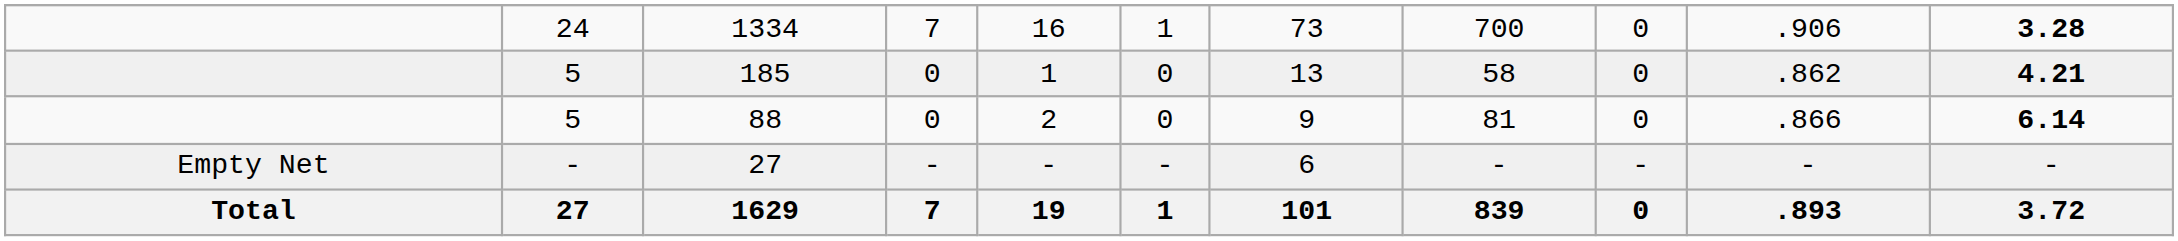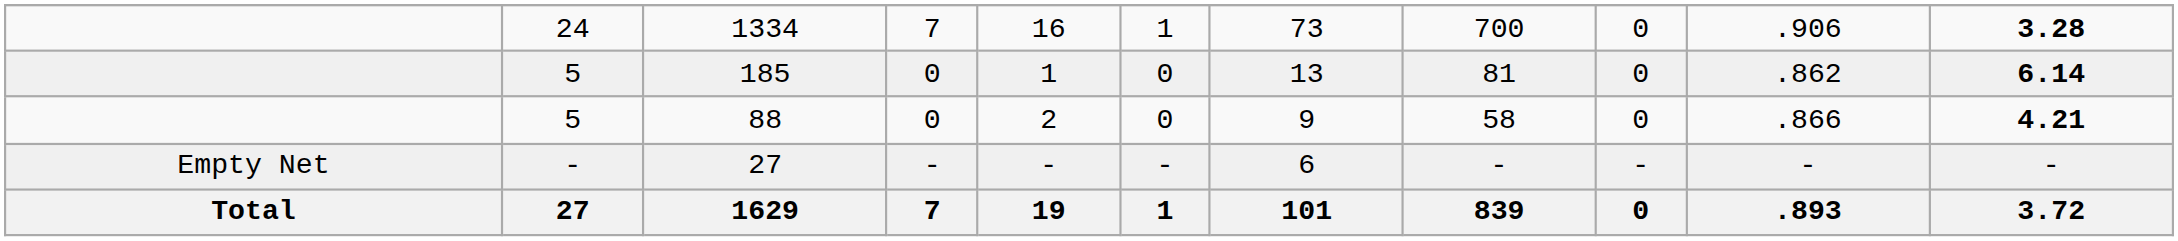(1499, 74) 58 -> (1499, 74) 81
(2051, 74) 4.21 -> (2051, 74) 6.14
(1499, 120) 81 -> (1499, 120) 58
(2051, 120) 6.14 -> (2051, 120) 4.21
